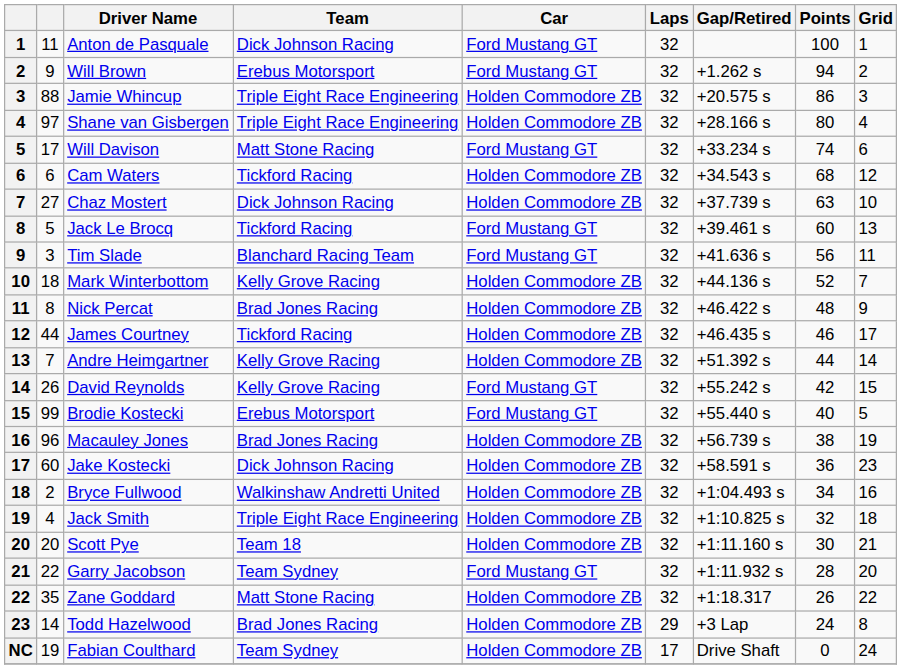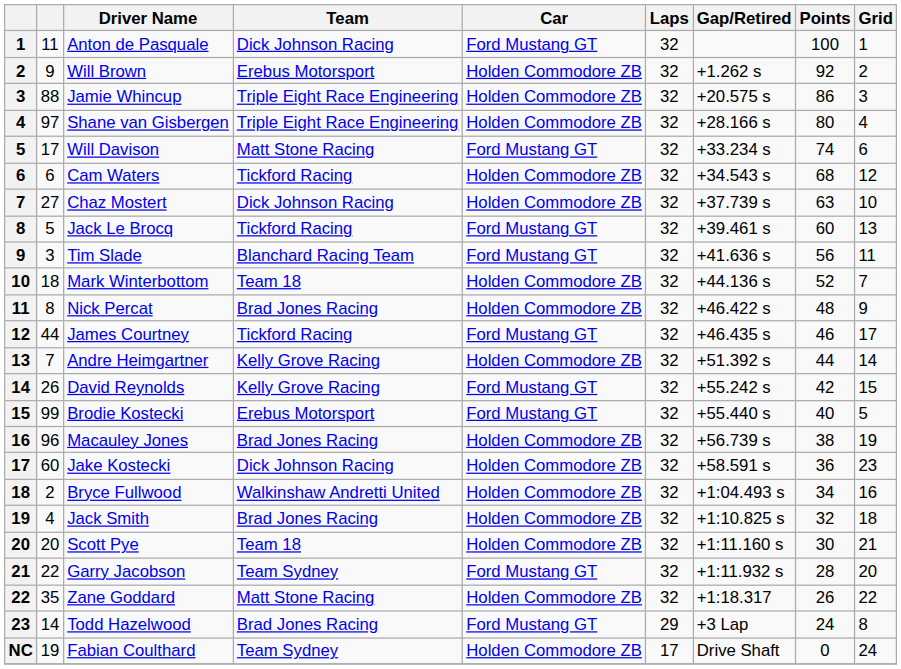(532, 70) Ford Mustang GT -> (554, 70) Holden Commodore ZB
(825, 70) 94 -> (825, 70) 92
(308, 281) Kelly Grove Racing -> (269, 281) Team 18
(554, 334) Holden Commodore ZB -> (532, 334) Ford Mustang GT
(348, 518) Triple Eight Race Engineering -> (307, 518) Brad Jones Racing
(554, 624) Holden Commodore ZB -> (532, 624) Ford Mustang GT
